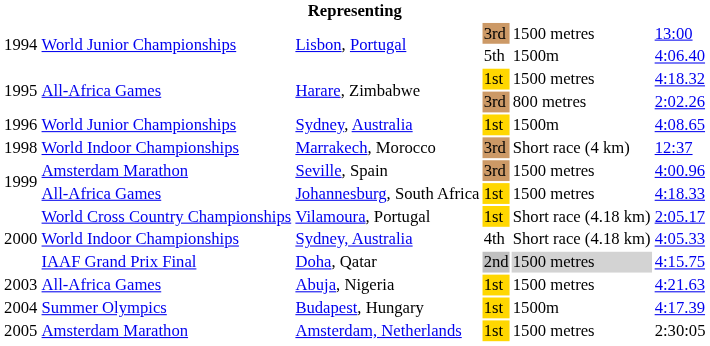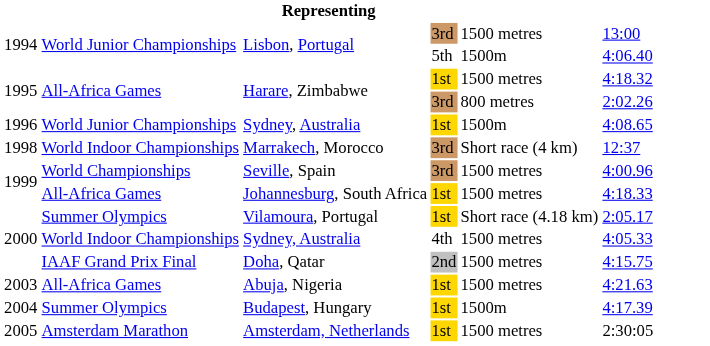(115, 170) Amsterdam Marathon -> (116, 170) World Championships
(166, 216) World Cross Country Championships -> (104, 216) Summer Olympics
(582, 239) Short race (4.18 km) -> (501, 239) 1500 metres
(554, 262) lightgrey background -> (501, 262) no background
